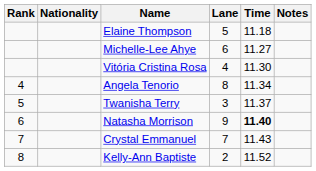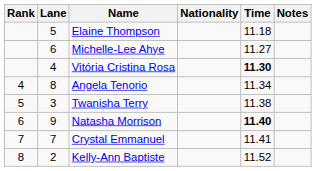columns swapped: (225, 13) <-> (69, 13)
(258, 67) normal -> (258, 67) bold
(258, 103) 11.37 -> (258, 103) 11.38
(258, 139) 11.43 -> (258, 139) 11.41
